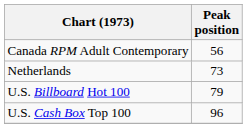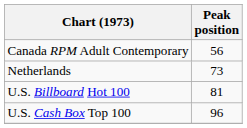(217, 92) 79 -> (217, 92) 81
